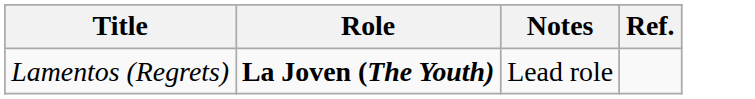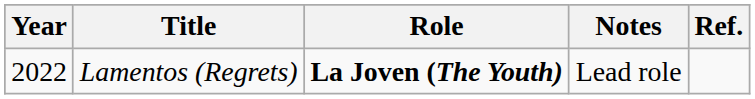+ column: (39, 26)
